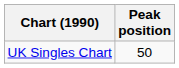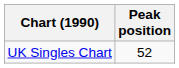(145, 52) 50 -> (145, 52) 52
